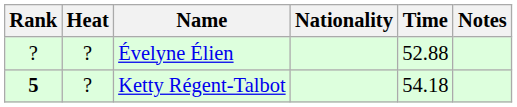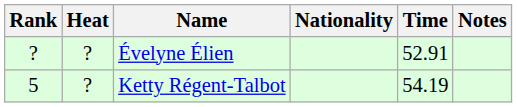(425, 53) 52.88 -> (425, 53) 52.91
(33, 85) bold -> (33, 85) normal
(425, 85) 54.18 -> (425, 85) 54.19
